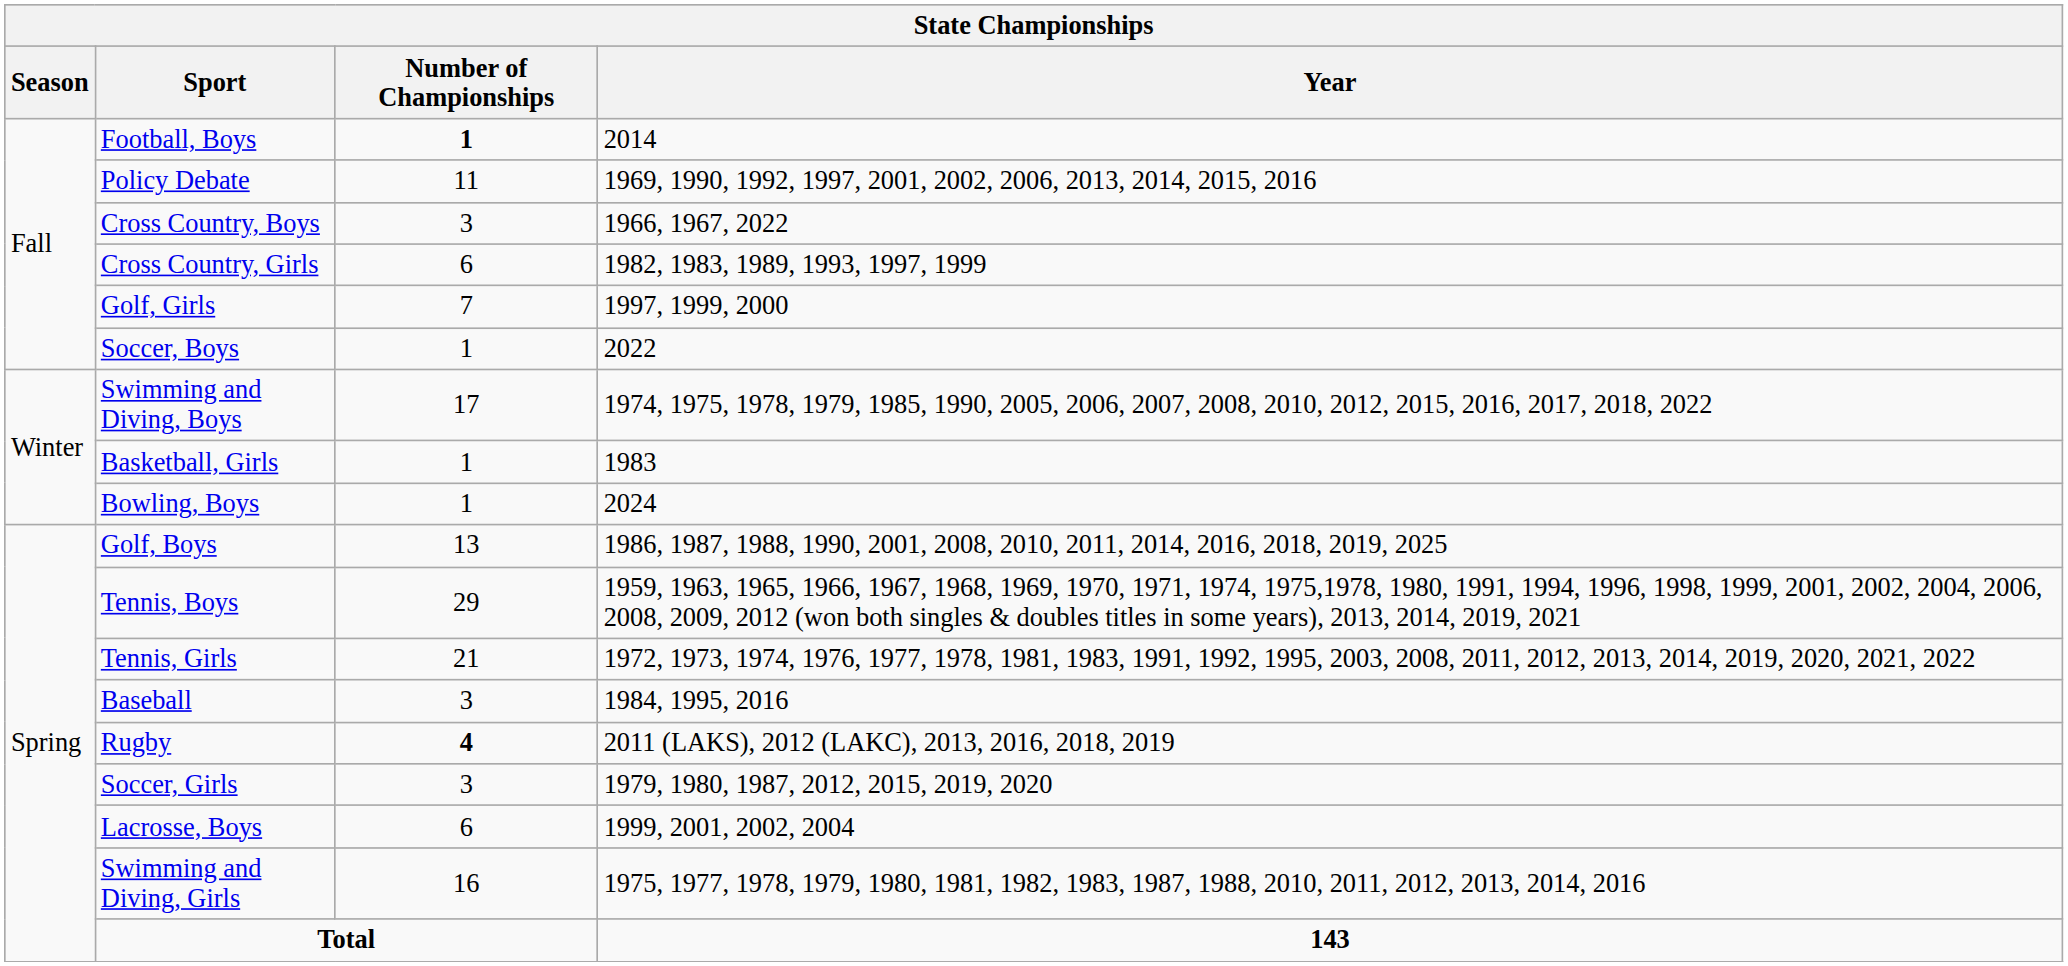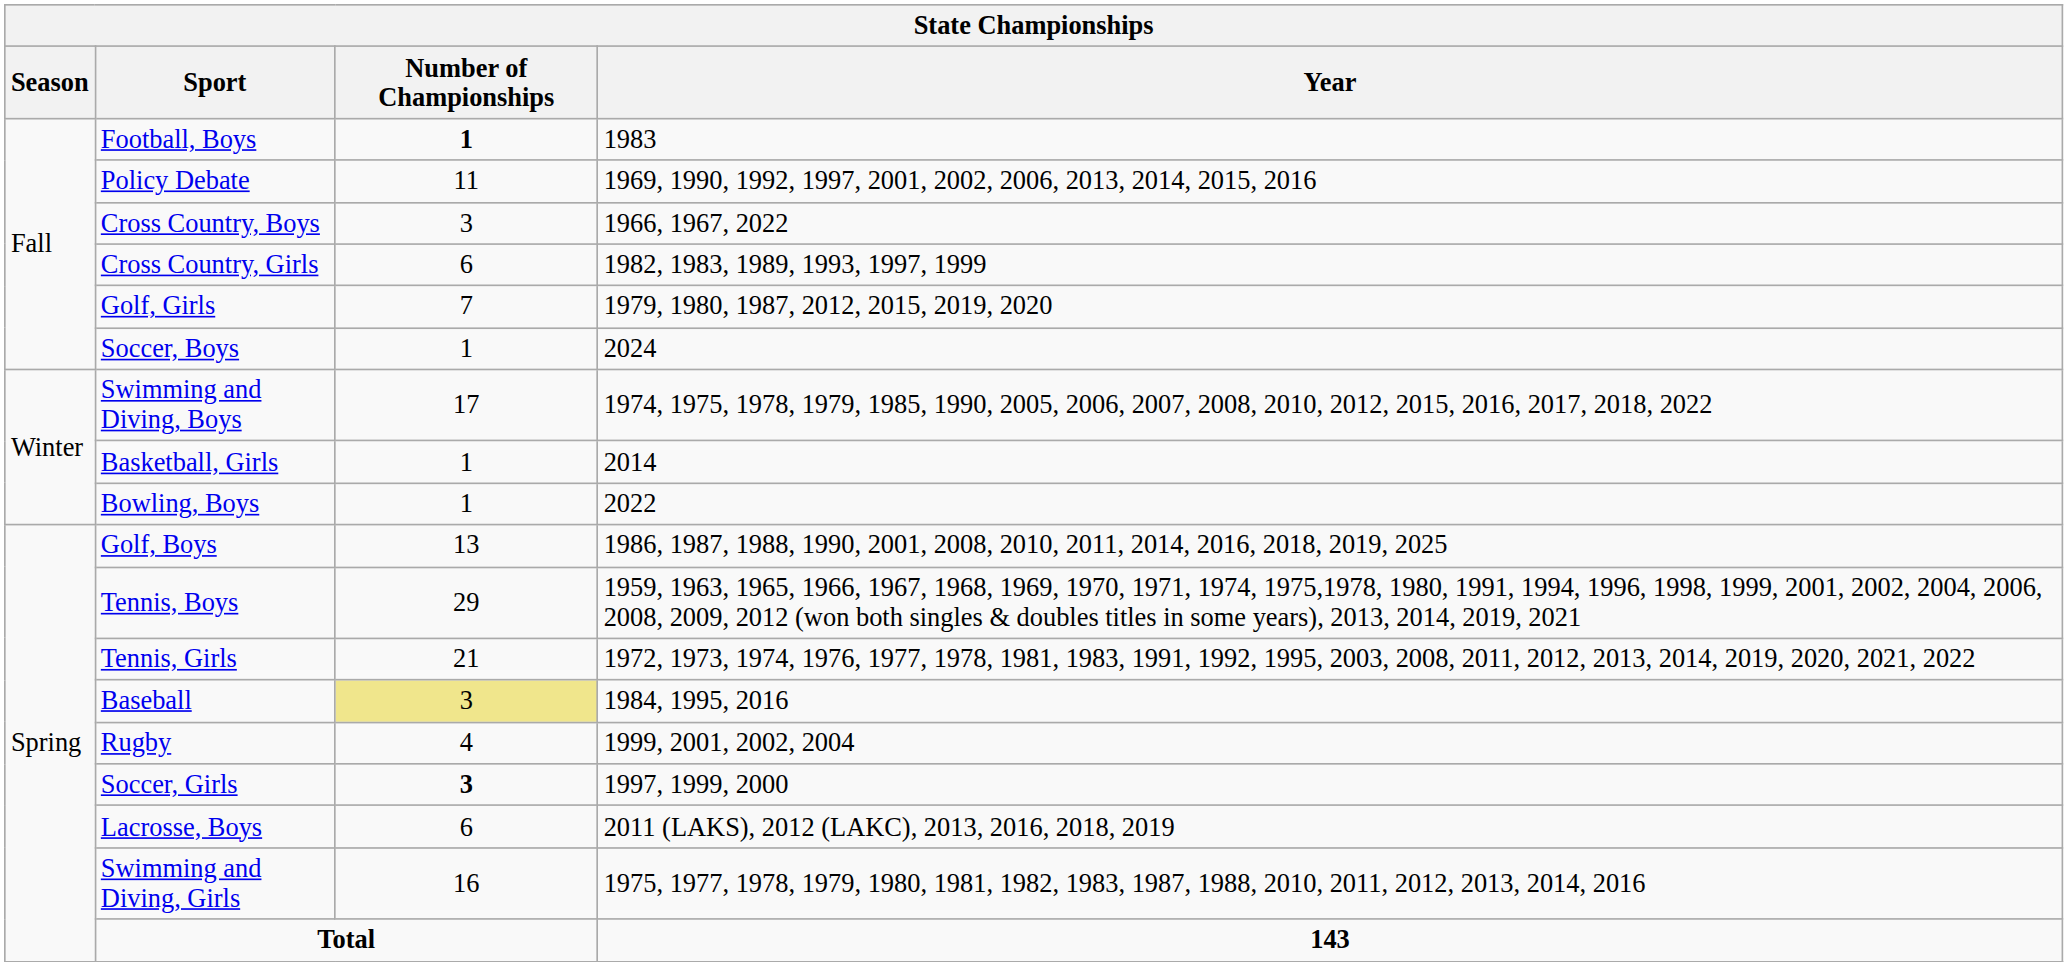(630, 138) 2014 -> (630, 138) 1983
(696, 306) 1997, 1999, 2000 -> (828, 306) 1979, 1980, 1987, 2012, 2015, 2019, 2020
(630, 348) 2022 -> (630, 348) 2024
(630, 461) 1983 -> (630, 461) 2014
(630, 503) 2024 -> (630, 503) 2022
(466, 700) no background -> (466, 700) khaki background
(466, 742) bold -> (466, 742) normal
(889, 742) 2011 (LAKS), 2012 (LAKC), 2013, 2016, 2018, 2019 -> (729, 742) 1999, 2001, 2002, 2004
(466, 784) normal -> (466, 784) bold
(828, 784) 1979, 1980, 1987, 2012, 2015, 2019, 2020 -> (696, 784) 1997, 1999, 2000
(729, 826) 1999, 2001, 2002, 2004 -> (889, 826) 2011 (LAKS), 2012 (LAKC), 2013, 2016, 2018, 2019
